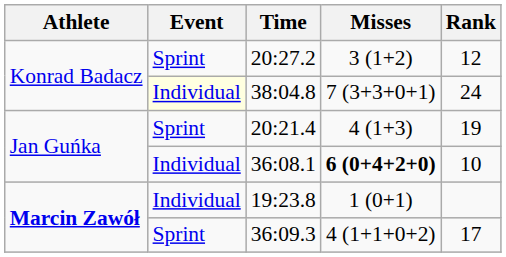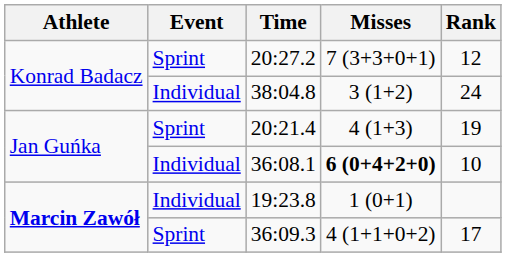(381, 57) 3 (1+2) -> (381, 57) 7 (3+3+0+1)
(197, 93) lightyellow background -> (197, 93) no background
(381, 93) 7 (3+3+0+1) -> (381, 93) 3 (1+2)
